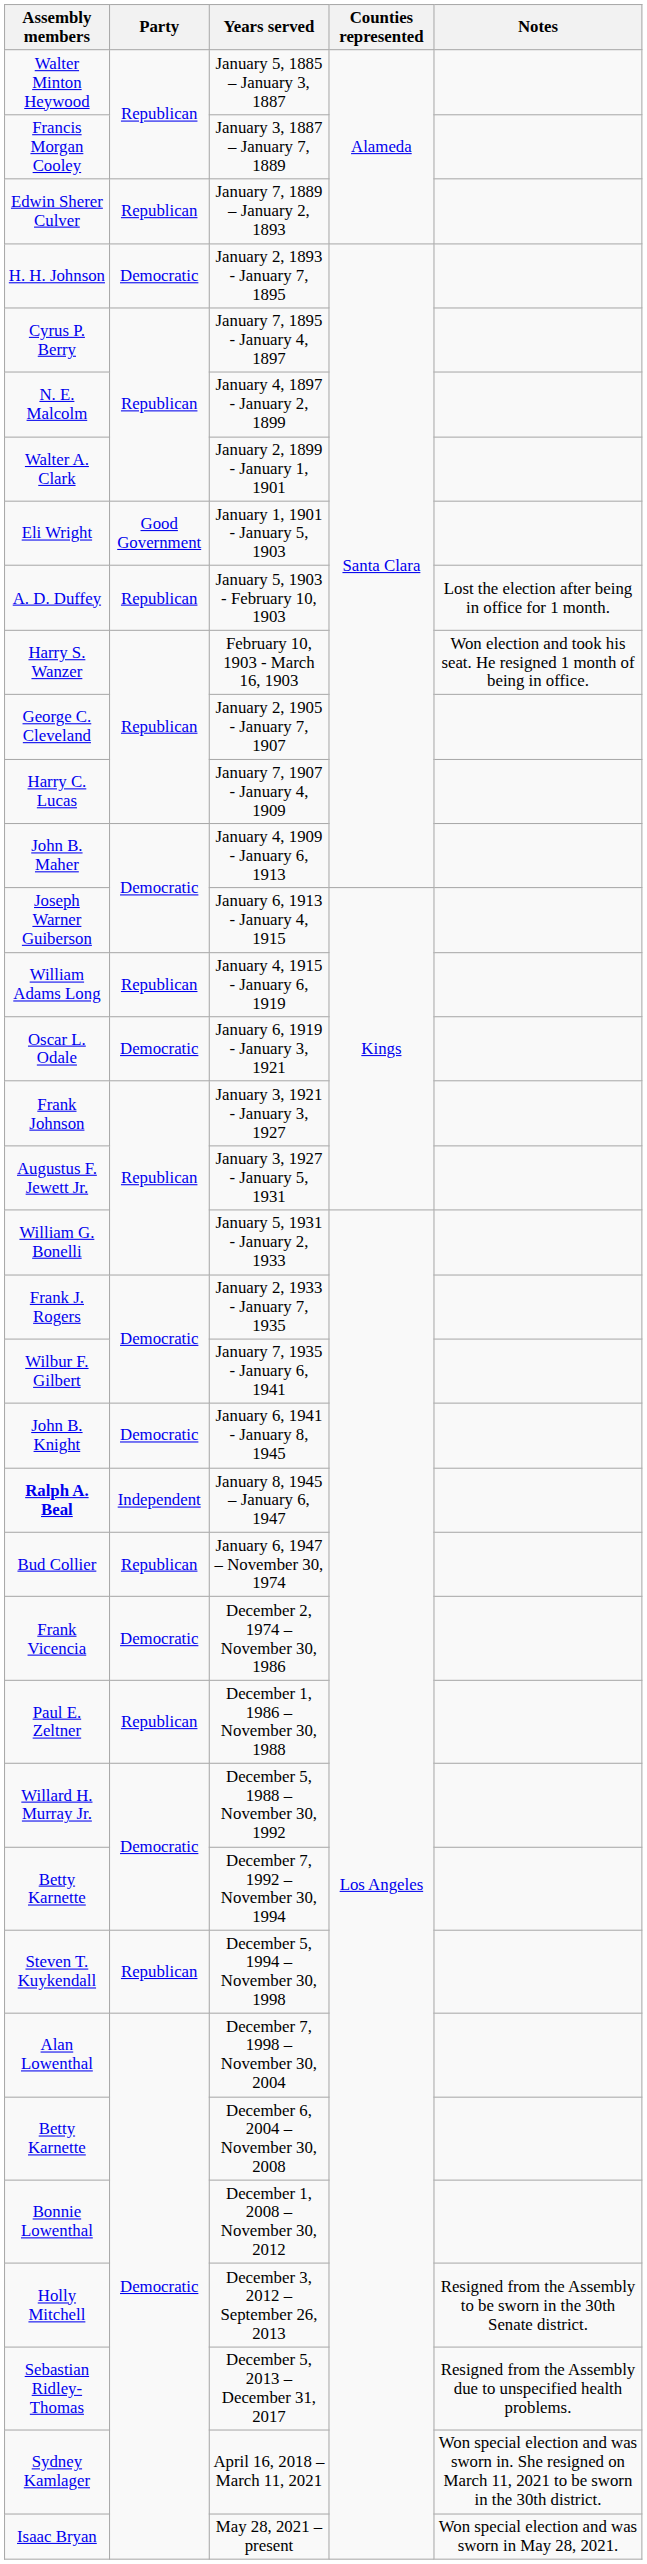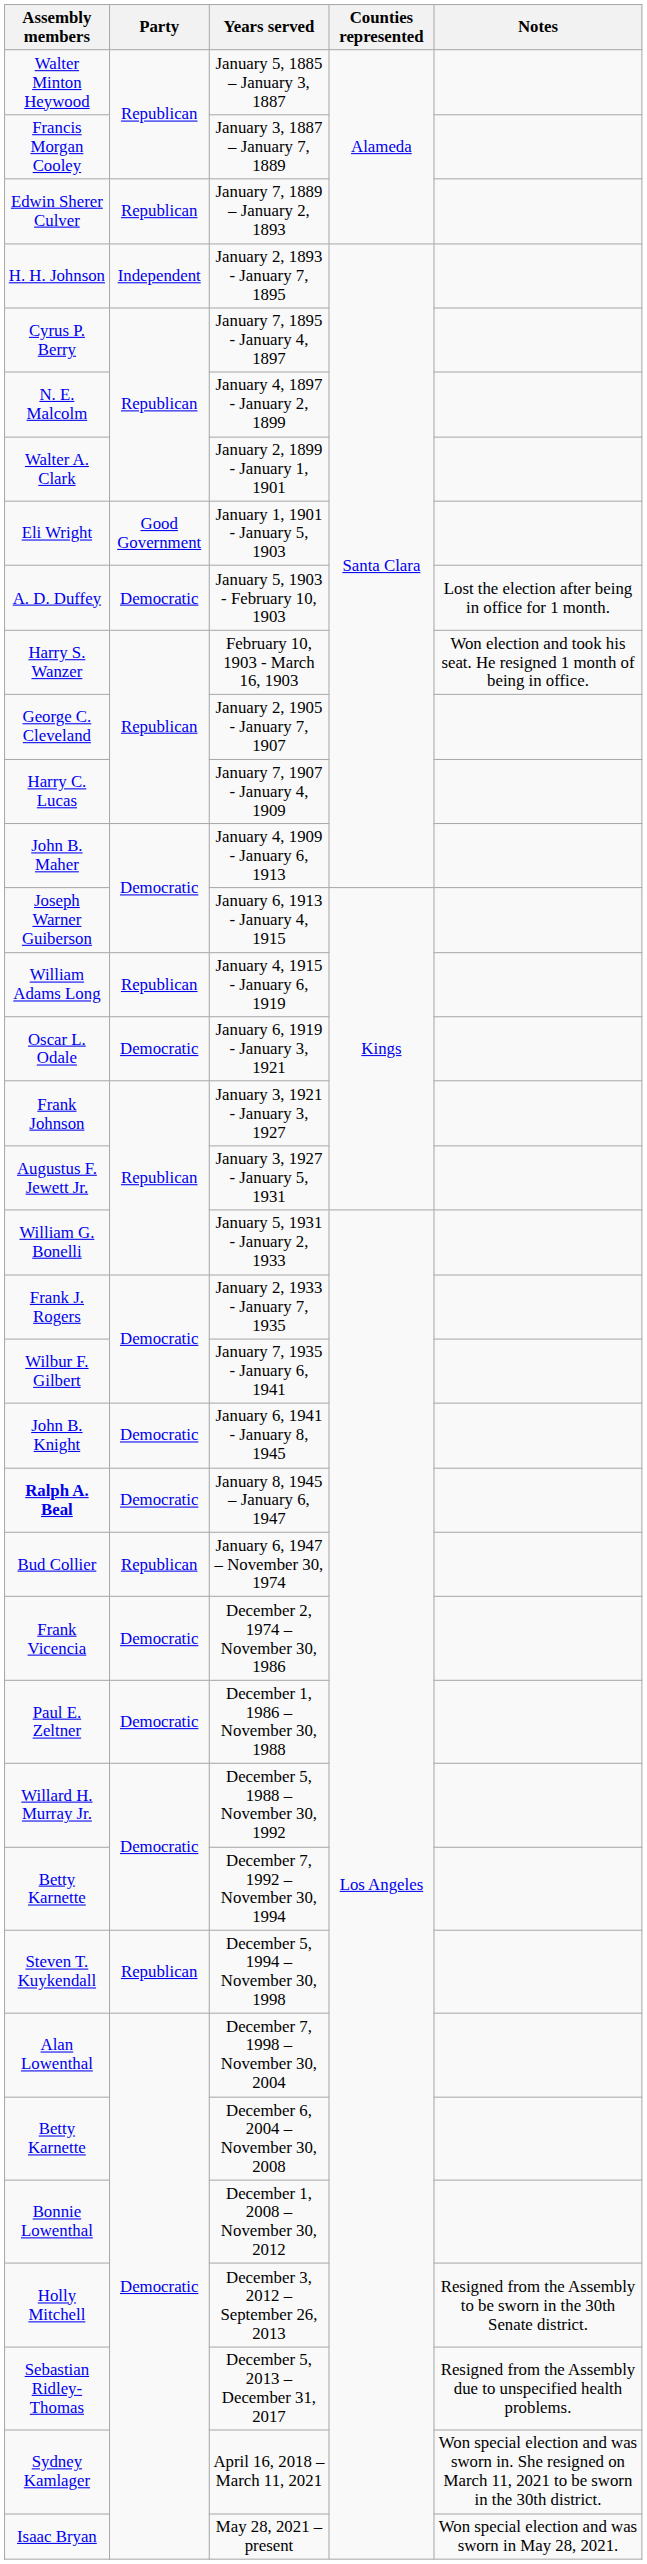(159, 275) Democratic -> (159, 275) Independent
(159, 597) Republican -> (159, 597) Democratic
(159, 1500) Independent -> (159, 1500) Democratic
(159, 1721) Republican -> (159, 1721) Democratic
